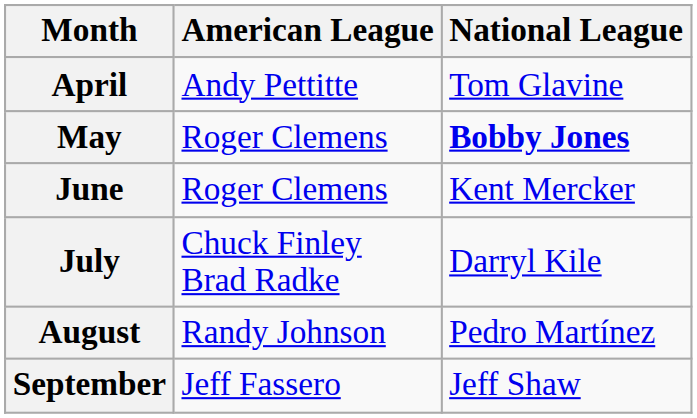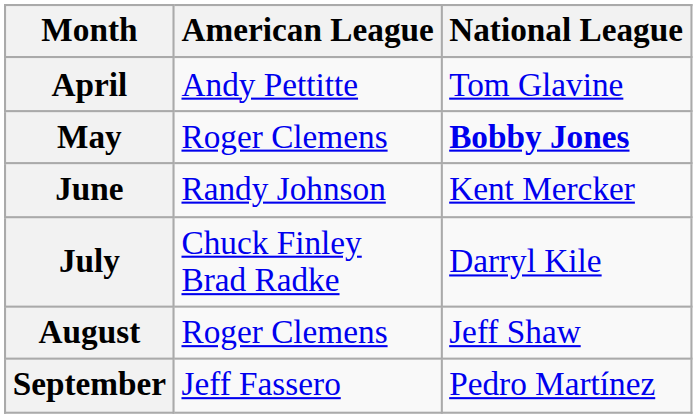(285, 189) Roger Clemens -> (284, 189) Randy Johnson
(284, 332) Randy Johnson -> (285, 332) Roger Clemens
(552, 332) Pedro Martínez -> (515, 332) Jeff Shaw
(515, 385) Jeff Shaw -> (552, 385) Pedro Martínez
